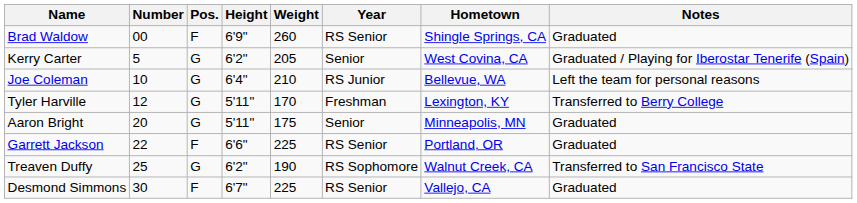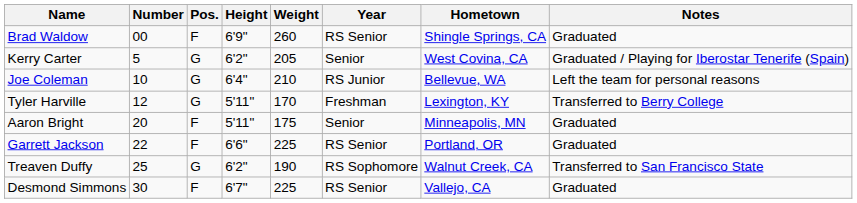(195, 123) G -> (194, 123) F
